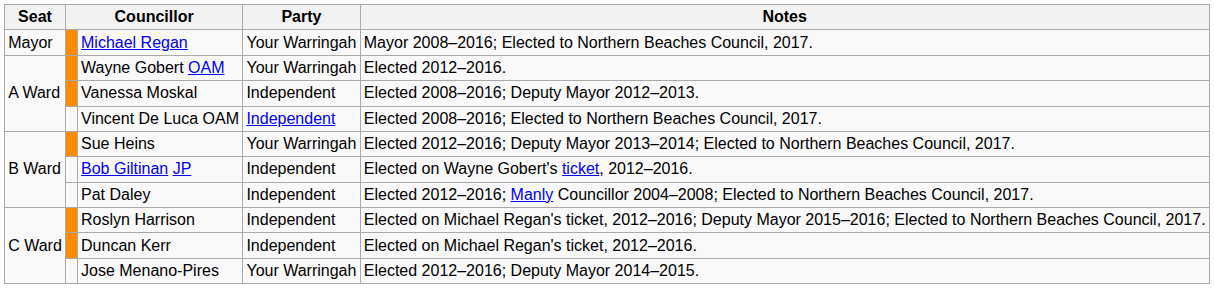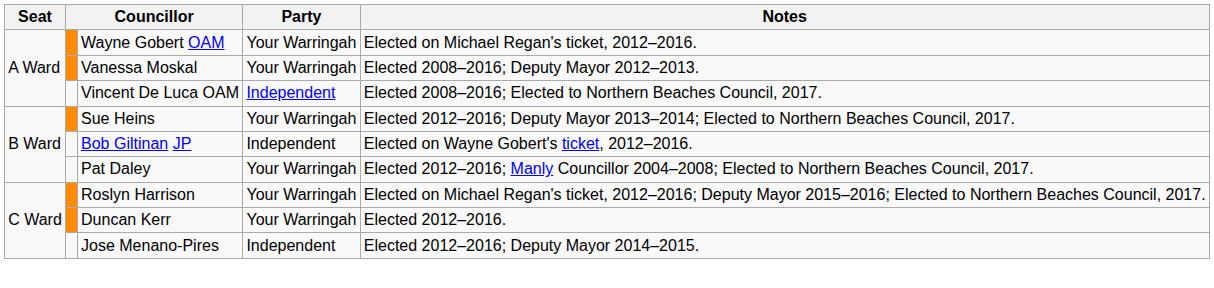- row: (134, 42)
(435, 67) Elected 2012–2016. -> (530, 42) Elected on Michael Regan's ticket, 2012–2016.
(291, 93) Independent -> (301, 67) Your Warringah
(291, 194) Independent -> (301, 169) Your Warringah
(291, 220) Independent -> (301, 194) Your Warringah
(291, 245) Independent -> (301, 220) Your Warringah
(530, 245) Elected on Michael Regan's ticket, 2012–2016. -> (435, 220) Elected 2012–2016.
(301, 270) Your Warringah -> (291, 245) Independent
